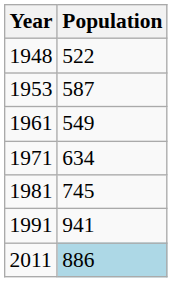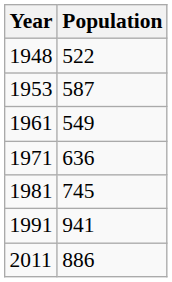(78, 157) 634 -> (78, 157) 636
(78, 259) lightblue background -> (78, 259) no background
